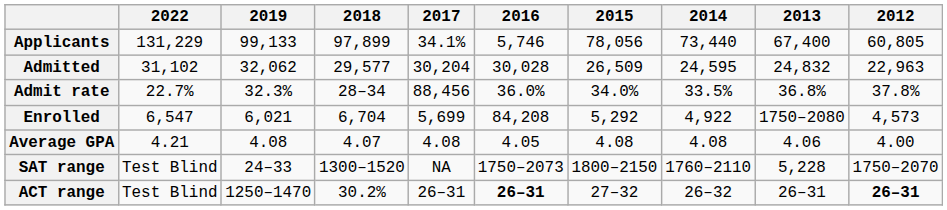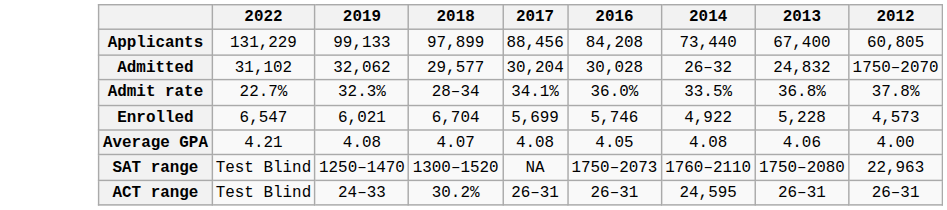- column: (614, 17)
(441, 42) 34.1% -> (535, 42) 88,456
(521, 42) 5,746 -> (614, 42) 84,208
(708, 67) 24,595 -> (708, 67) 26–32
(896, 67) 22,963 -> (896, 67) 1750–2070
(441, 92) 88,456 -> (535, 92) 34.1%
(521, 118) 84,208 -> (614, 118) 5,746
(802, 118) 1750–2080 -> (802, 118) 5,228
(268, 168) 24–33 -> (362, 168) 1250–1470
(802, 168) 5,228 -> (802, 168) 1750–2080
(896, 168) 1750–2070 -> (896, 168) 22,963
(268, 193) 1250–1470 -> (362, 193) 24–33
(521, 193) bold -> (614, 193) normal
(708, 193) 26–32 -> (708, 193) 24,595
(896, 193) bold -> (896, 193) normal
